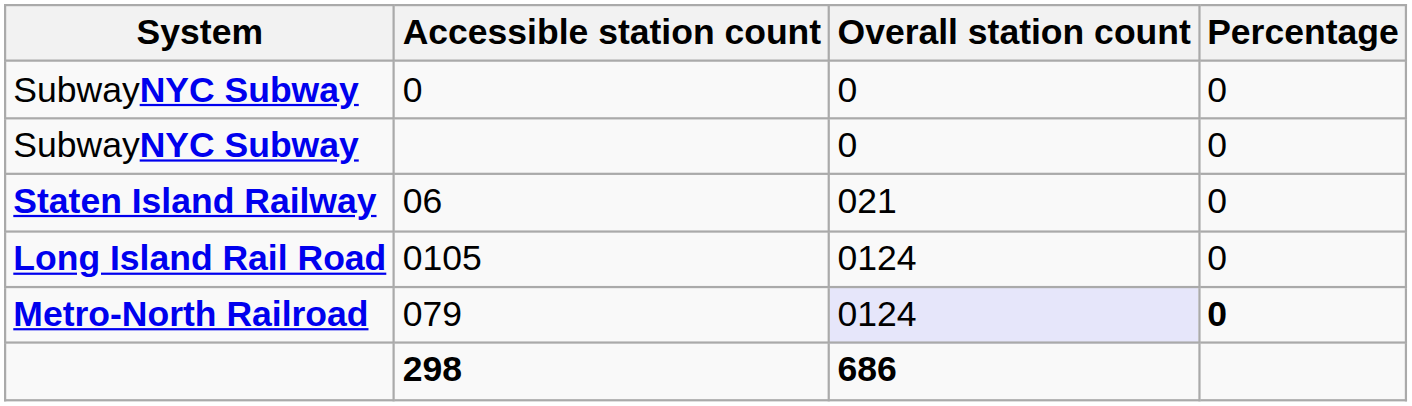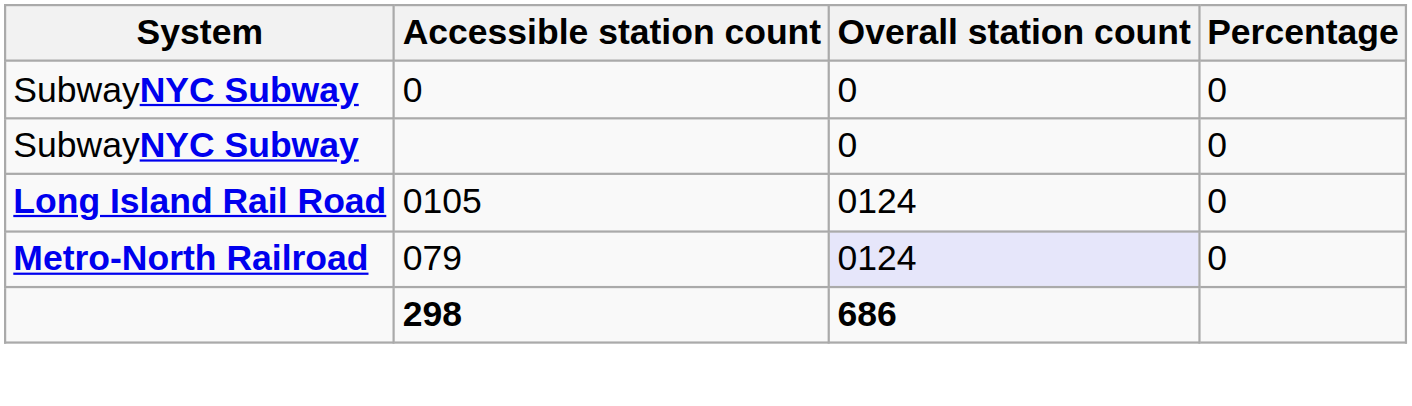- row: (422, 201)
(1217, 314) bold -> (1217, 257) normal
